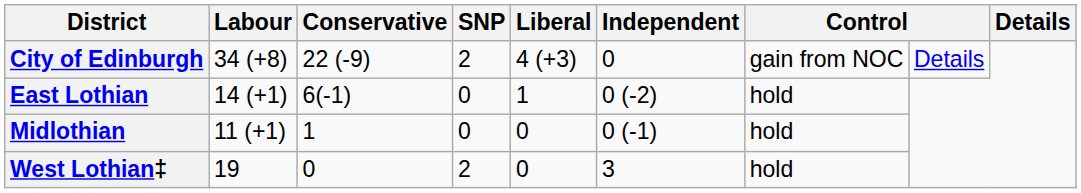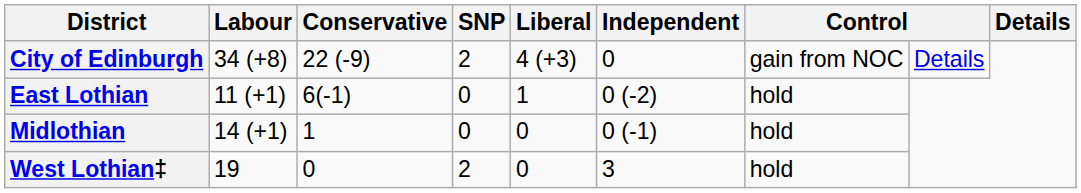(251, 95) 14 (+1) -> (250, 95) 11 (+1)
(250, 132) 11 (+1) -> (251, 132) 14 (+1)
